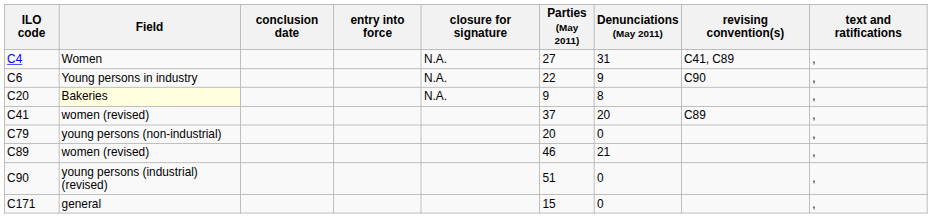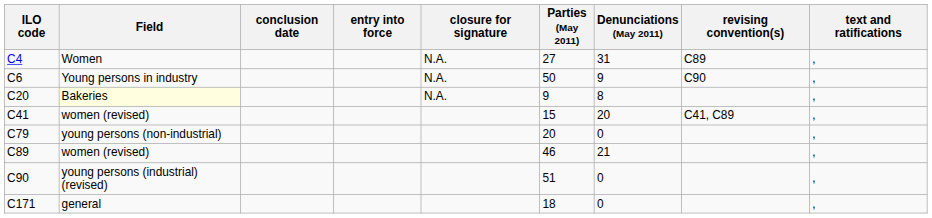(709, 59) C41, C89 -> (695, 59) C89
(549, 78) 22 -> (549, 78) 50
(549, 115) 37 -> (549, 115) 15
(695, 115) C89 -> (709, 115) C41, C89
(549, 204) 15 -> (549, 204) 18
